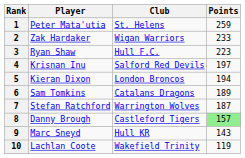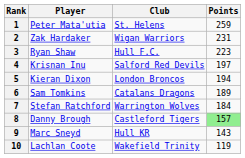(224, 38) 233 -> (224, 38) 231
(224, 106) 187 -> (224, 106) 184
